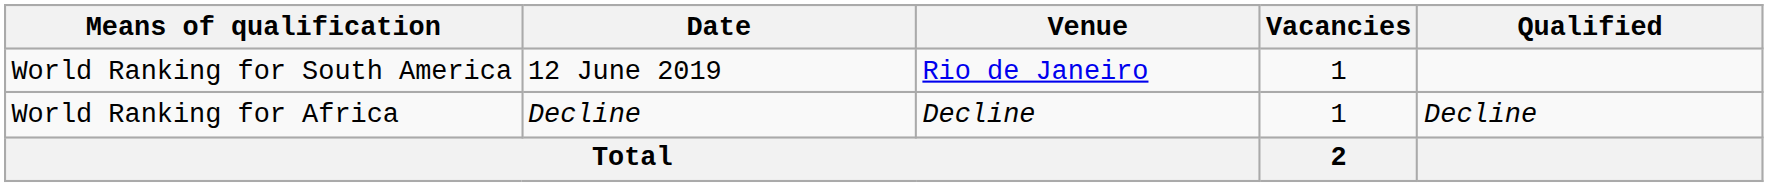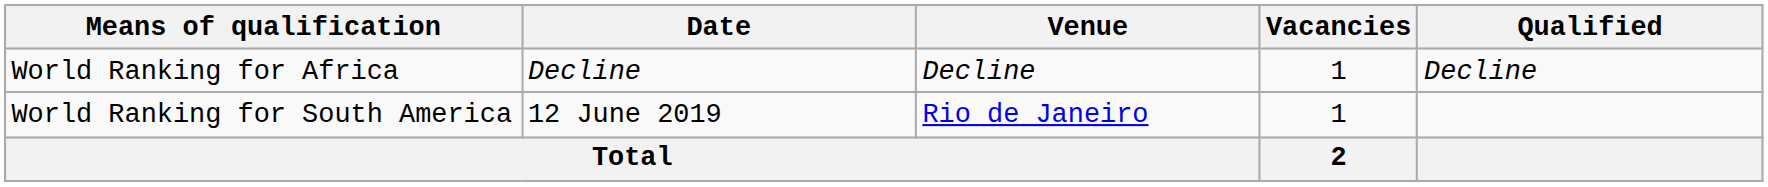rows swapped: (205, 115) <-> (262, 71)
